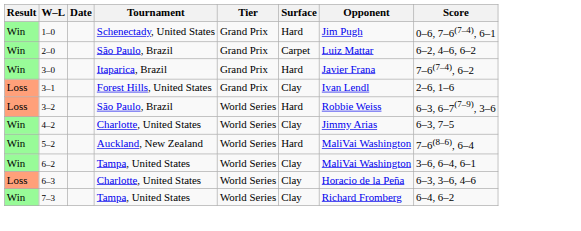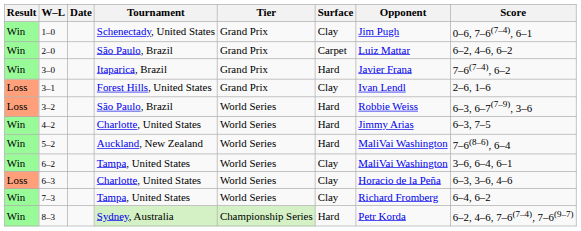(292, 31) Hard -> (328, 31) Clay
(291, 125) Clay -> (329, 125) Hard
+ row: (48, 216)
